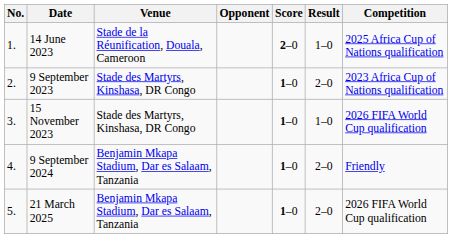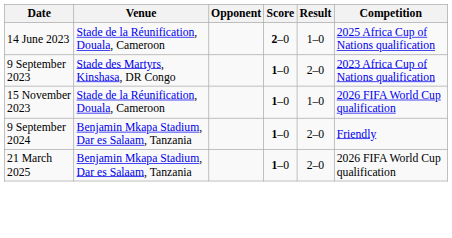- column: (16, 13)
(146, 121) Stade des Martyrs, Kinshasa, DR Congo -> (137, 102) Stade de la Réunification, Douala, Cameroon
